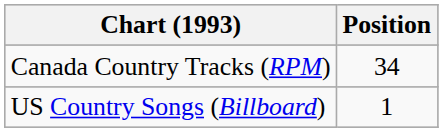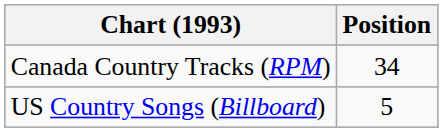(387, 106) 1 -> (387, 106) 5
